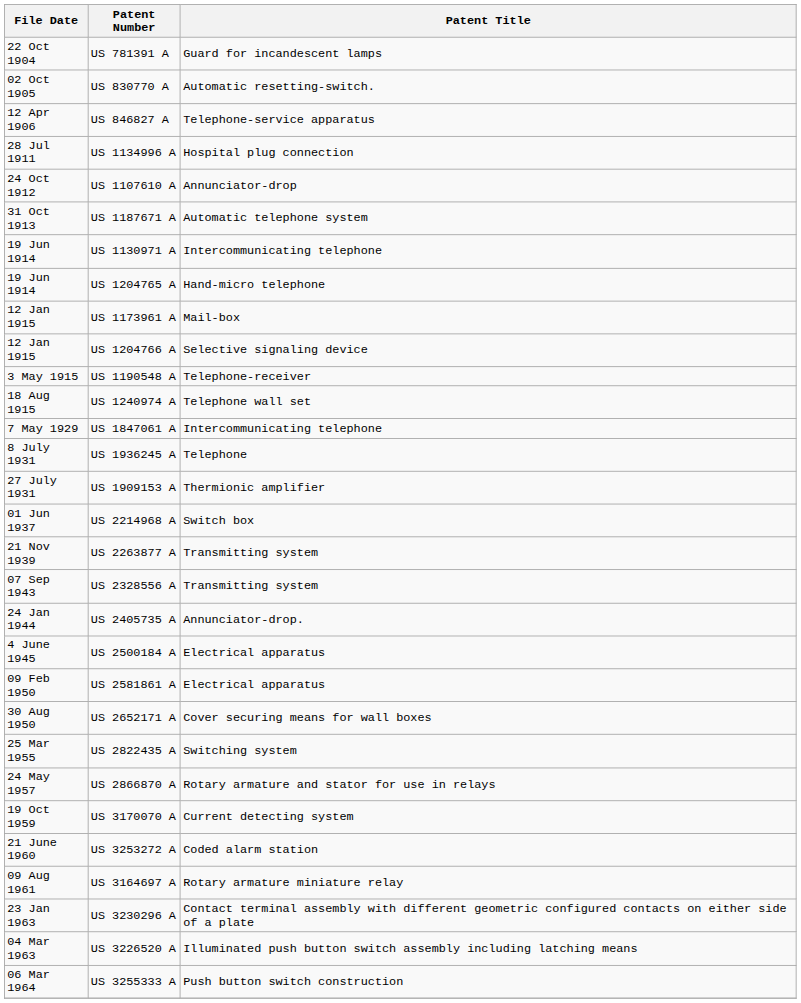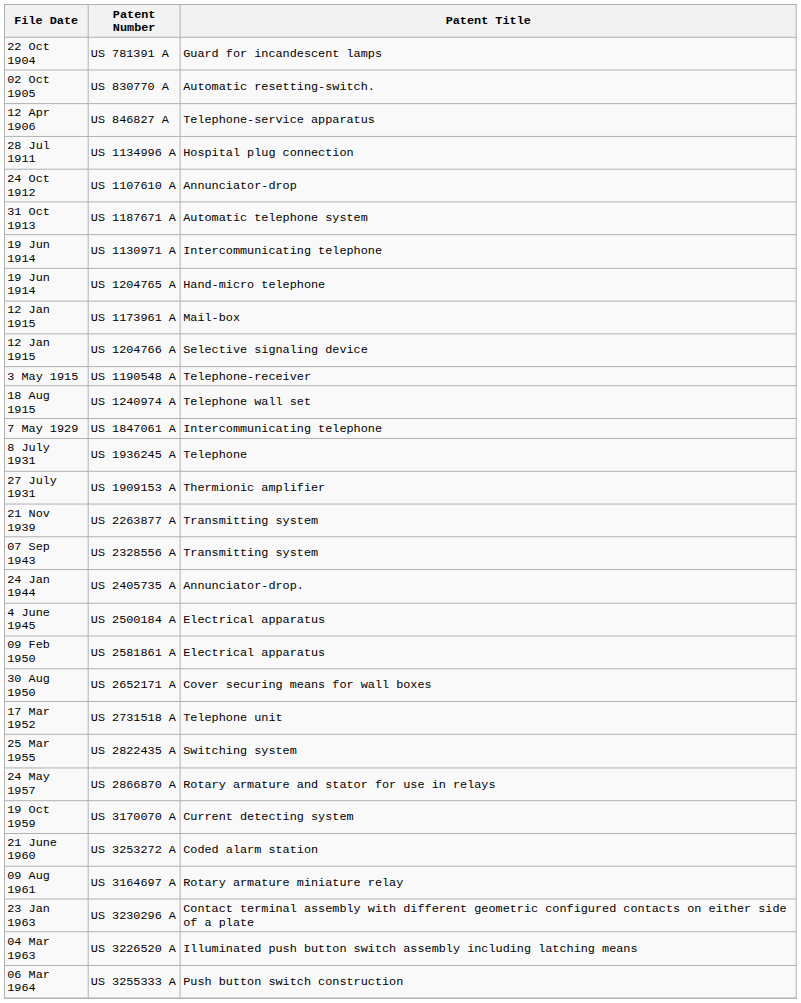- row: (133, 521)
+ row: (133, 718)
